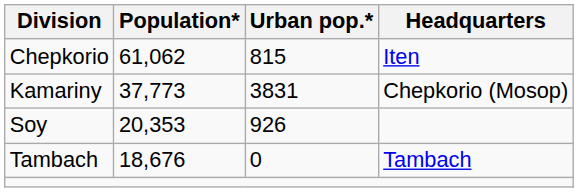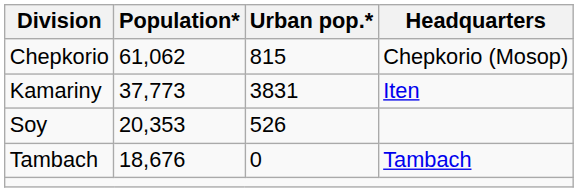(401, 56) Iten -> (476, 56) Chepkorio (Mosop)
(476, 90) Chepkorio (Mosop) -> (401, 90) Iten
(268, 125) 926 -> (268, 125) 526
